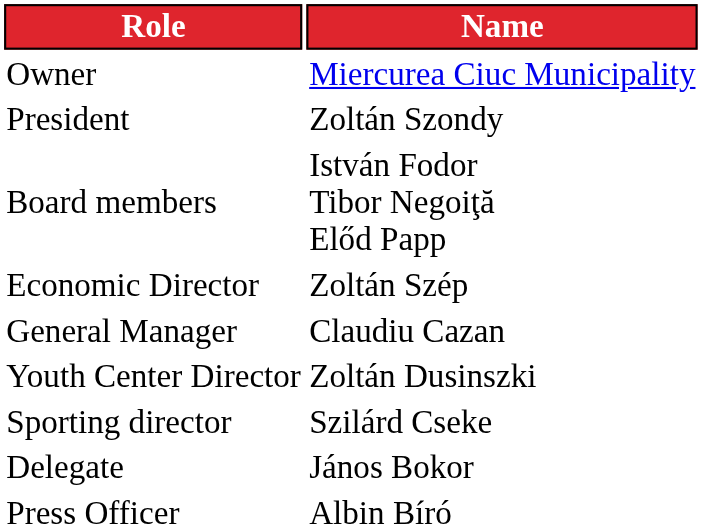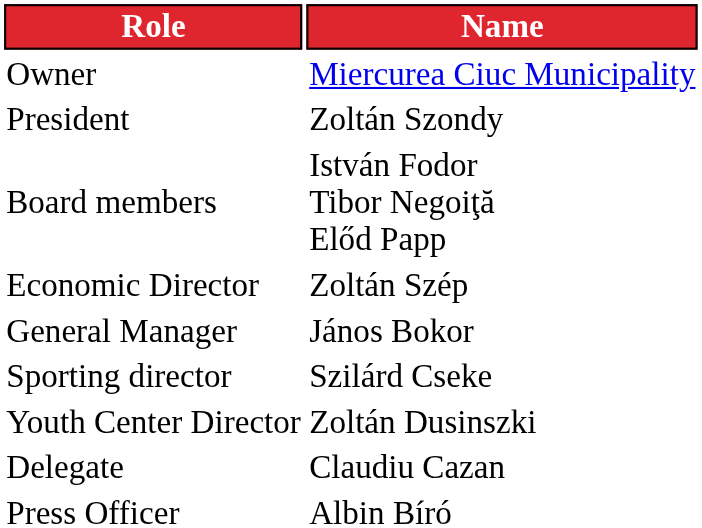(407, 330) Claudiu Cazan -> (392, 330) János Bokor
rows swapped: (119, 421) <-> (154, 376)
(392, 467) János Bokor -> (407, 467) Claudiu Cazan
